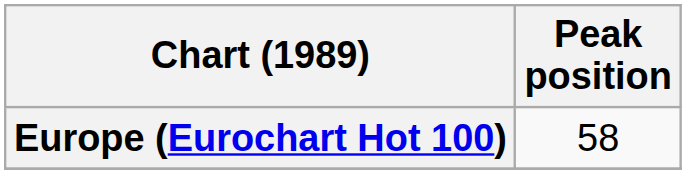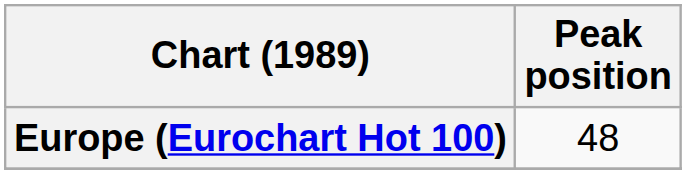(598, 137) 58 -> (598, 137) 48
